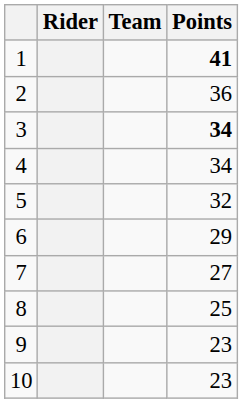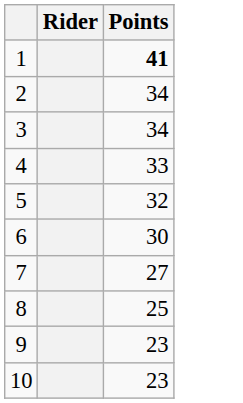- column: (135, 22)
(221, 93) 36 -> (157, 93) 34
(221, 129) bold -> (157, 129) normal
(221, 165) 34 -> (157, 165) 33
(221, 237) 29 -> (157, 237) 30
